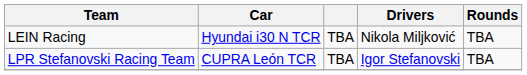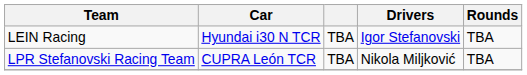(408, 37) Nikola Miljković -> (410, 37) Igor Stefanovski
(410, 59) Igor Stefanovski -> (408, 59) Nikola Miljković
